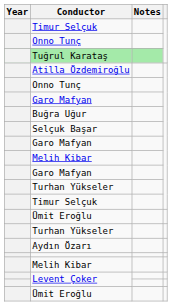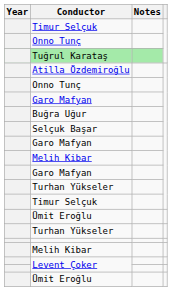- row: (17, 246)
